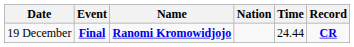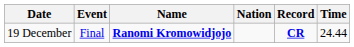columns swapped: (291, 14) <-> (328, 14)
(92, 33) bold -> (92, 33) normal
